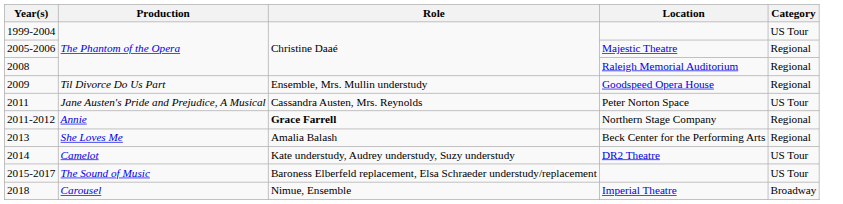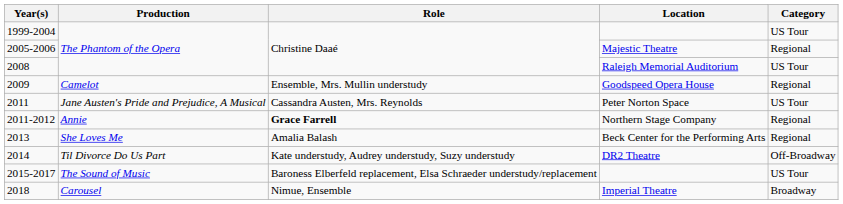(791, 66) Regional -> (789, 66) US Tour
(113, 84) Til Divorce Do Us Part -> (80, 84) Camelot
(80, 155) Camelot -> (113, 155) Til Divorce Do Us Part
(789, 155) US Tour -> (803, 155) Off-Broadway
